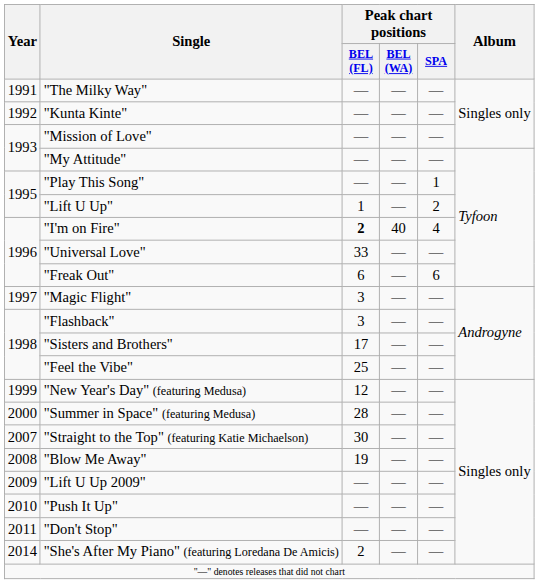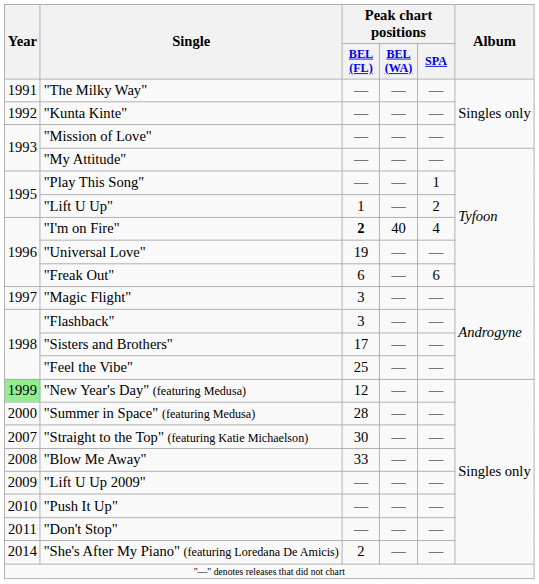(361, 252) 33 -> (361, 252) 19
(22, 390) no background -> (22, 390) lightgreen background
(361, 459) 19 -> (361, 459) 33
